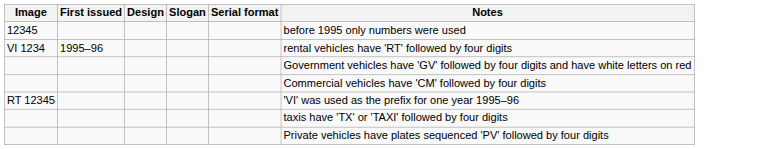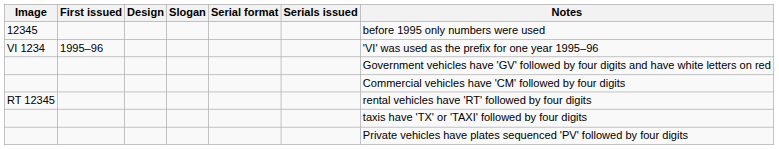+ column: (321, 13)
(398, 48) rental vehicles have 'RT' followed by four digits -> (481, 48) 'VI' was used as the prefix for one year 1995–96
(401, 100) 'VI' was used as the prefix for one year 1995–96 -> (477, 100) rental vehicles have 'RT' followed by four digits
